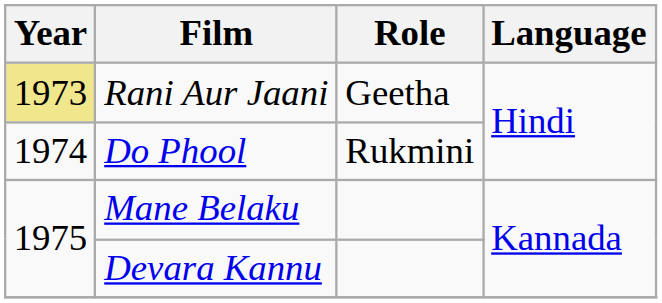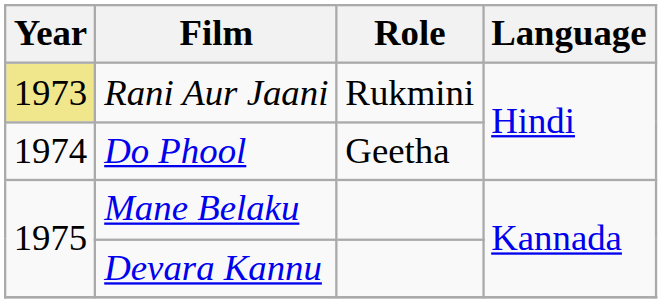(397, 92) Geetha -> (410, 92) Rukmini
(410, 150) Rukmini -> (397, 150) Geetha
